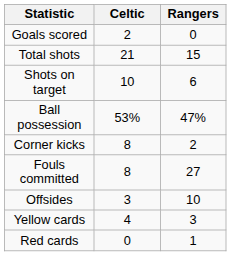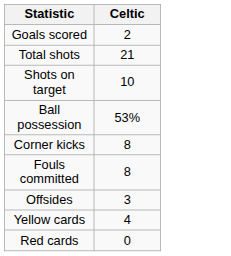- column: (193, 14)
